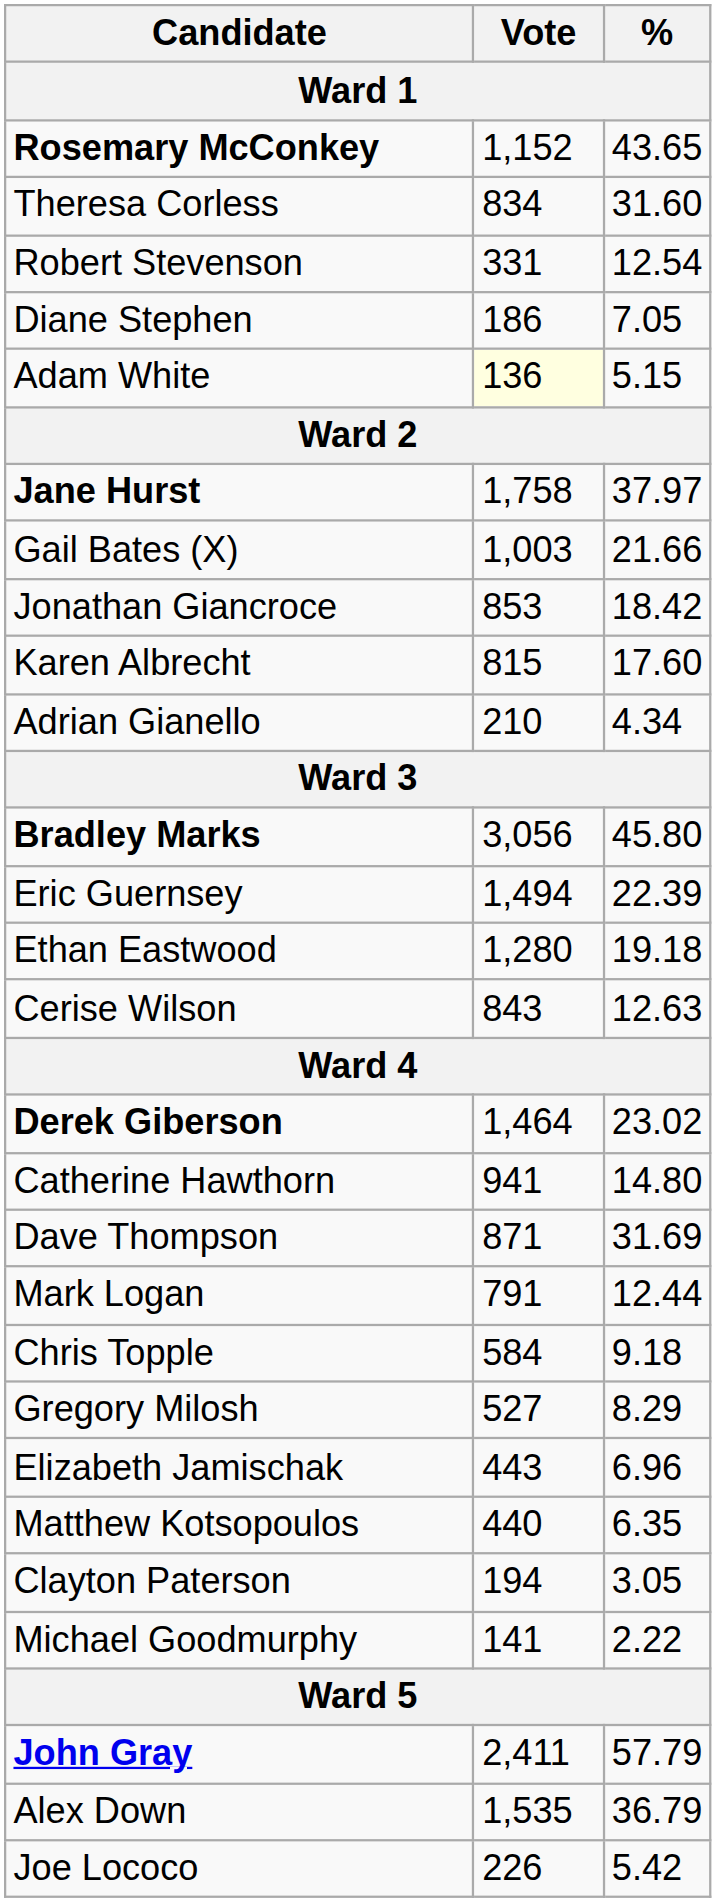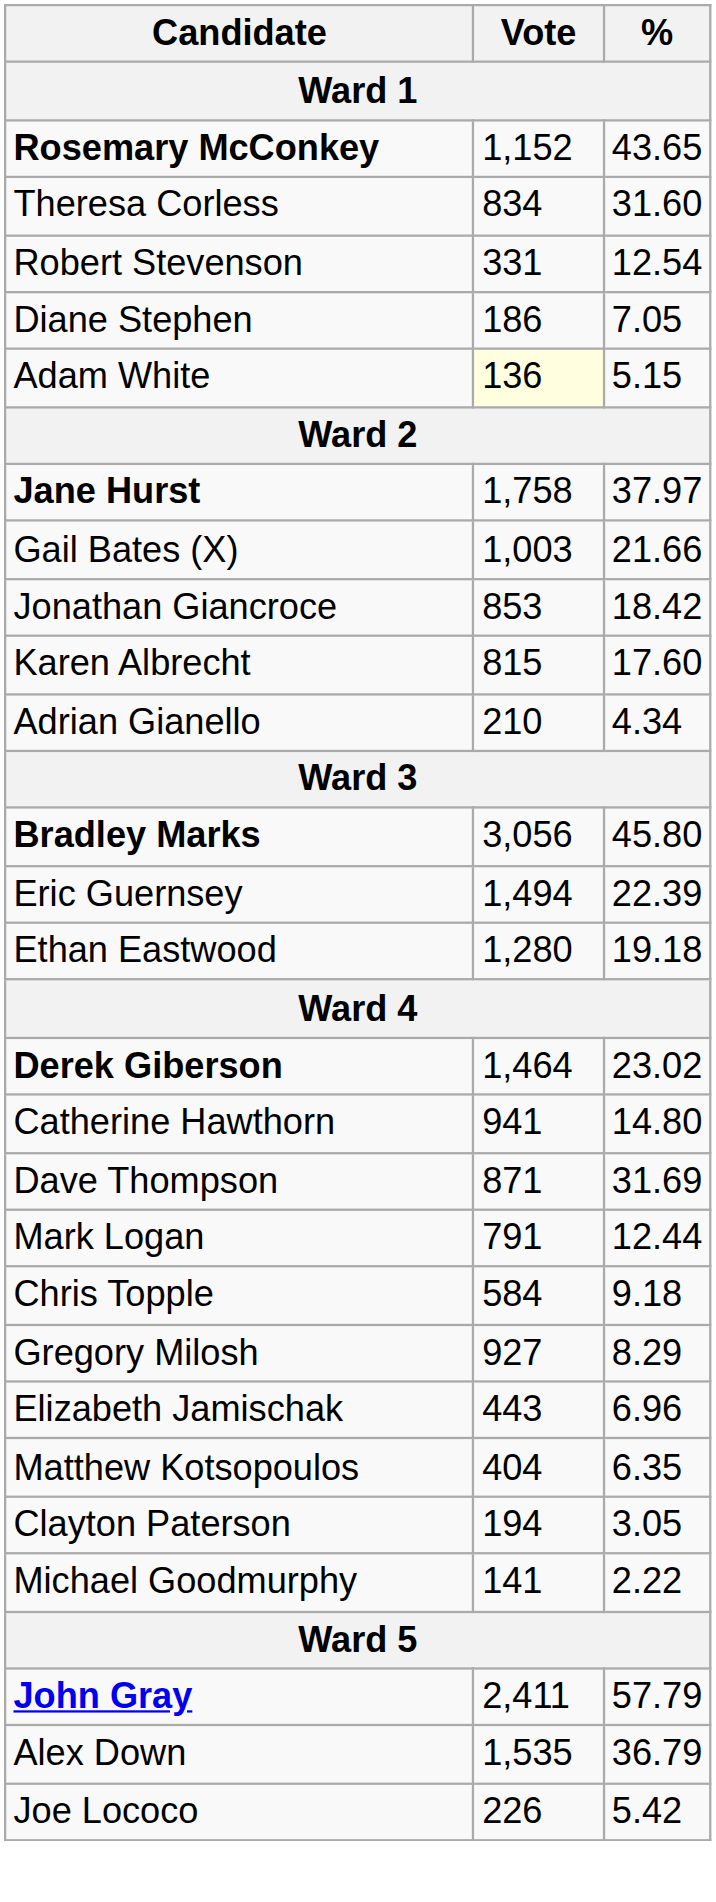- row: (125, 1008)
(512, 1409) 527 -> (512, 1352) 927
(512, 1524) 440 -> (512, 1466) 404
